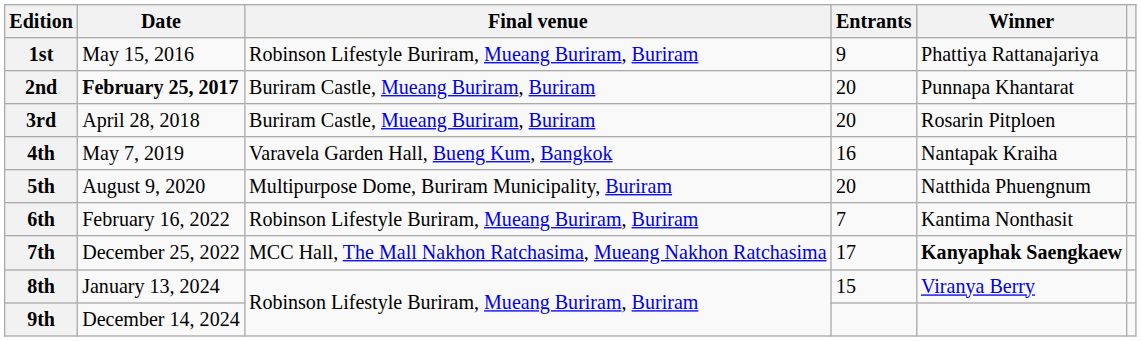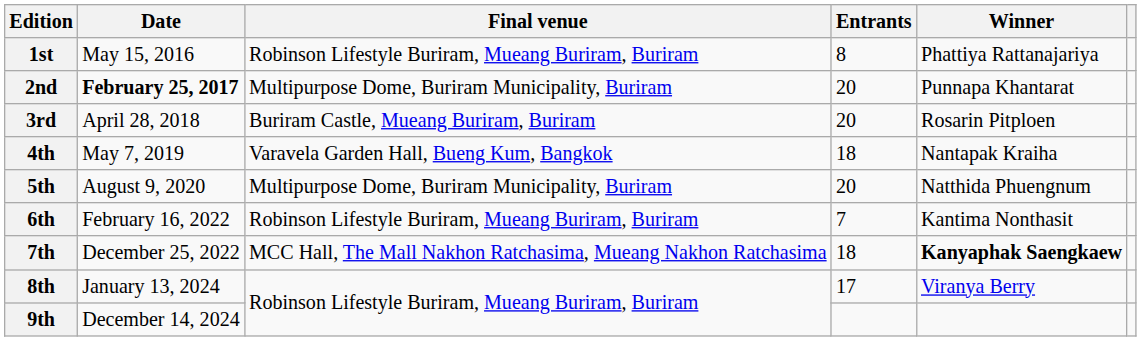(841, 54) 9 -> (841, 54) 8
(422, 87) Buriram Castle, Mueang Buriram, Buriram -> (461, 87) Multipurpose Dome, Buriram Municipality, Buriram
(846, 153) 16 -> (846, 153) 18
(846, 252) 17 -> (846, 252) 18
(846, 285) 15 -> (846, 285) 17
